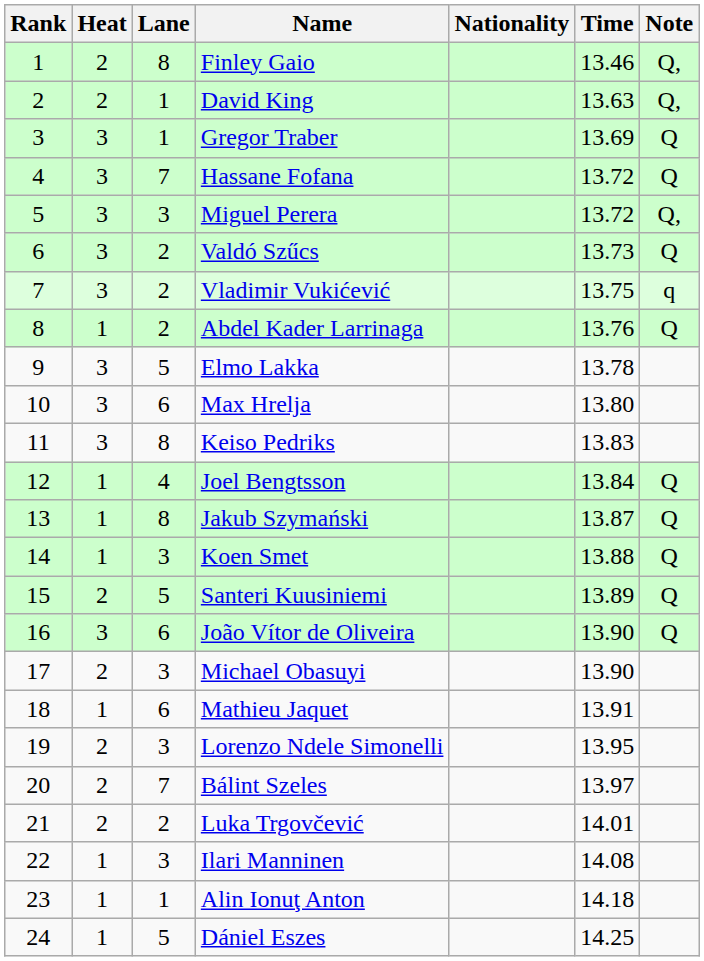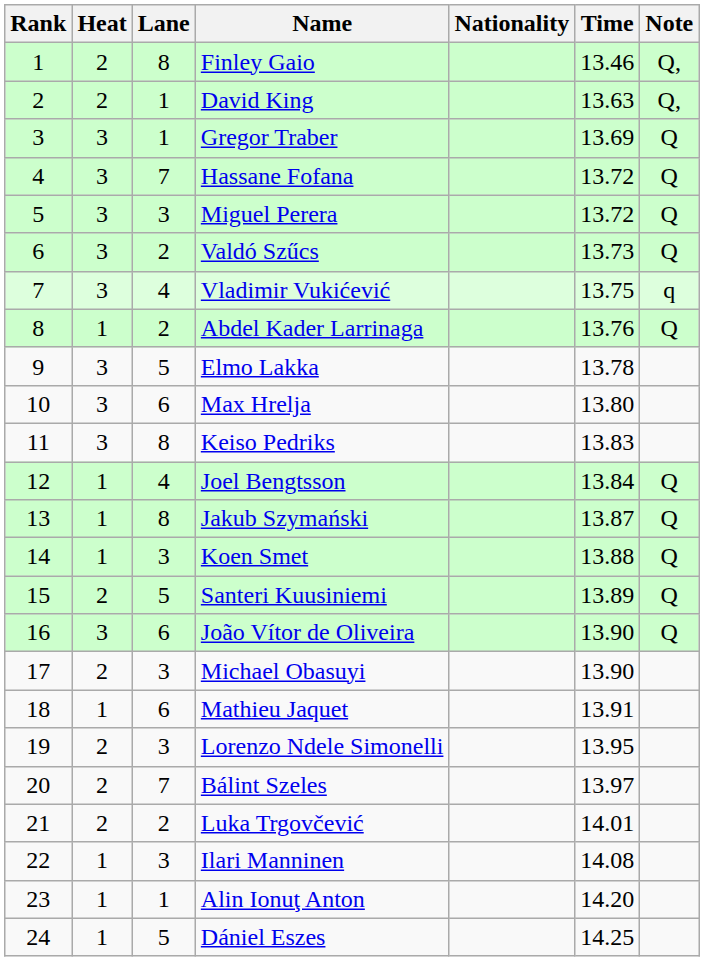(669, 213) Q, -> (669, 213) Q
(164, 289) 2 -> (164, 289) 4
(607, 898) 14.18 -> (607, 898) 14.20
